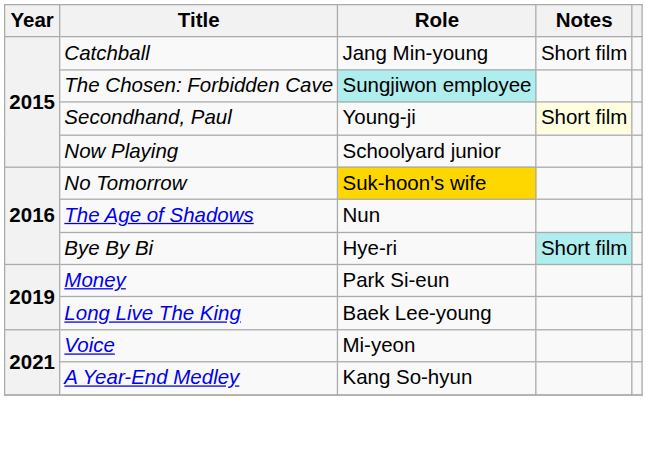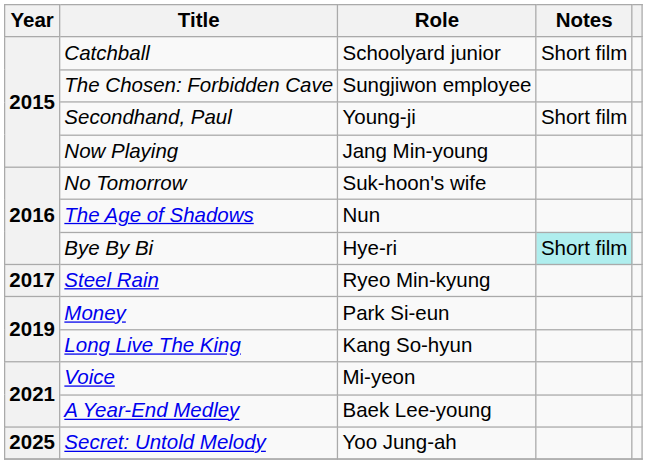(415, 53) Jang Min-young -> (422, 53) Schoolyard junior
(437, 85) paleturquoise background -> (437, 85) no background
(584, 118) lightyellow background -> (584, 118) no background
(422, 150) Schoolyard junior -> (415, 150) Jang Min-young
(414, 183) gold background -> (414, 183) no background
+ row: (112, 280)
(417, 313) Baek Lee-young -> (407, 345) Kang So-hyun
(407, 378) Kang So-hyun -> (417, 410) Baek Lee-young
+ row: (165, 442)
